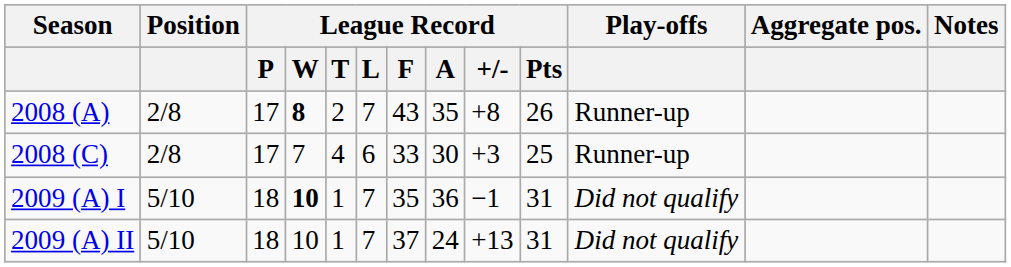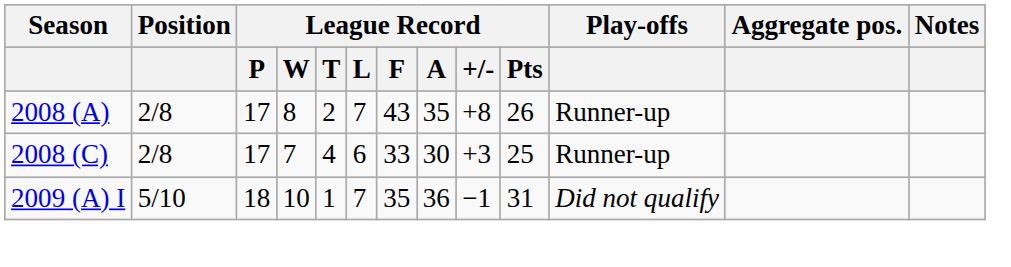(299, 111) bold -> (290, 111) normal
(305, 197) bold -> (296, 197) normal
- row: (73, 240)
